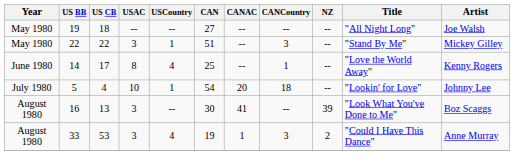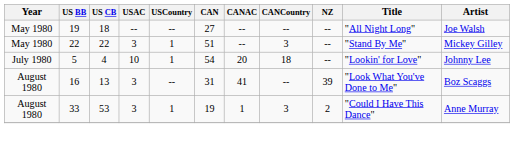- row: (104, 66)
(210, 109) 30 -> (210, 82) 31
(172, 136) 4 -> (172, 109) 1
